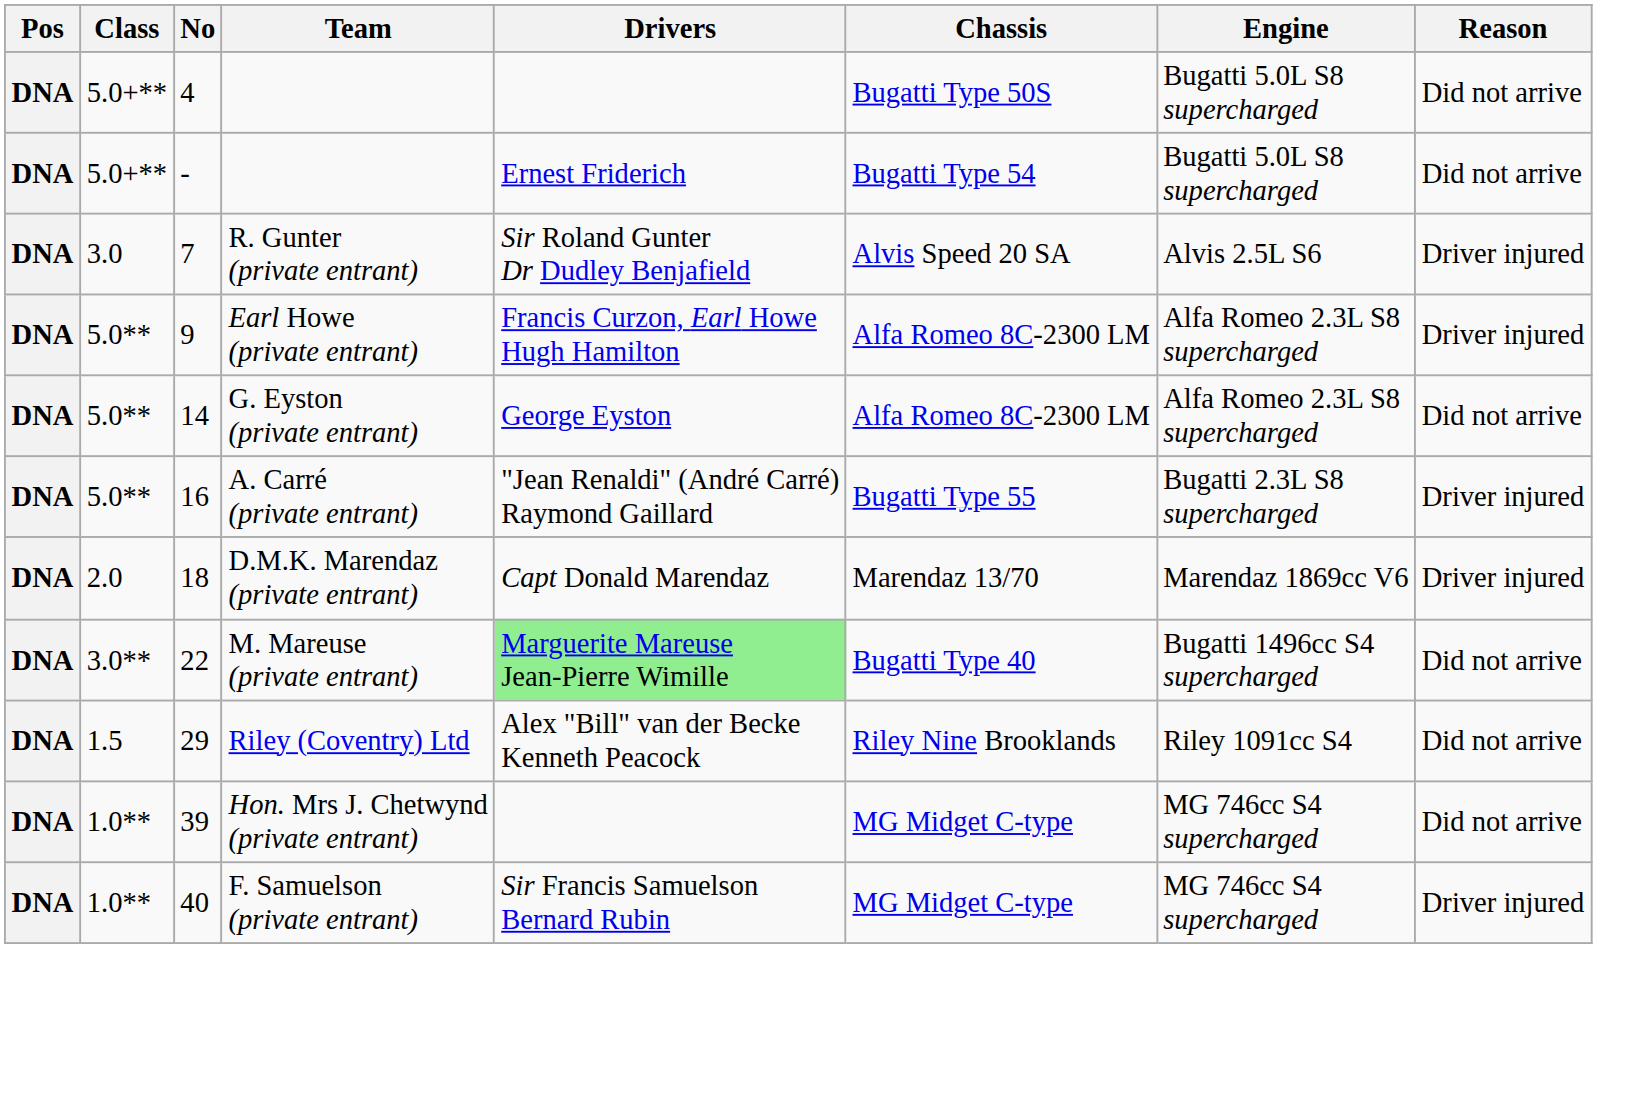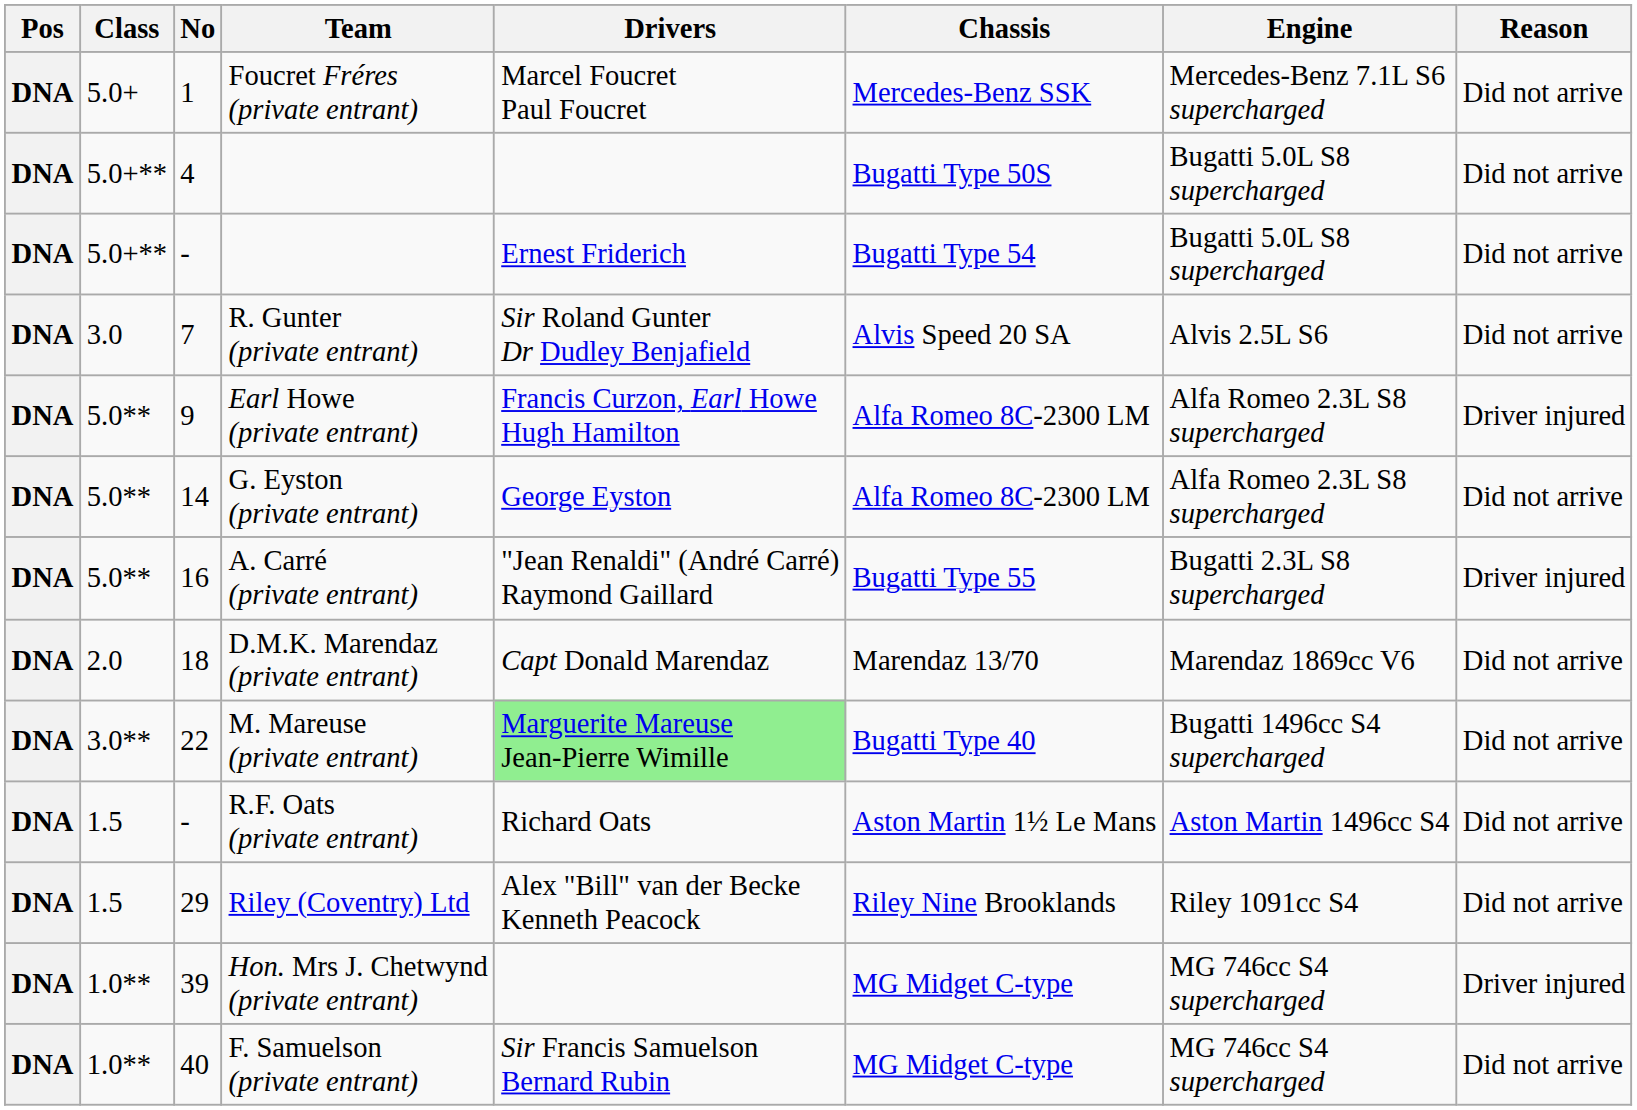+ row: (188, 92)
(1503, 254) Driver injured -> (1543, 335) Did not arrive
(1503, 578) Driver injured -> (1543, 658) Did not arrive
+ row: (185, 820)
(1502, 820) Did not arrive -> (1544, 982) Driver injured
(1503, 901) Driver injured -> (1543, 1063) Did not arrive
